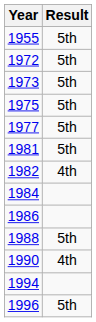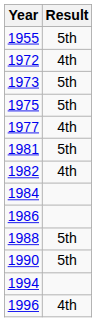(67, 60) 5th -> (67, 60) 4th
(67, 127) 5th -> (67, 127) 4th
(67, 261) 4th -> (67, 261) 5th
(67, 305) 5th -> (67, 305) 4th
